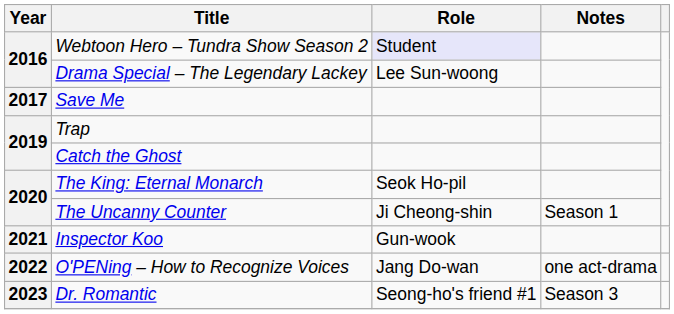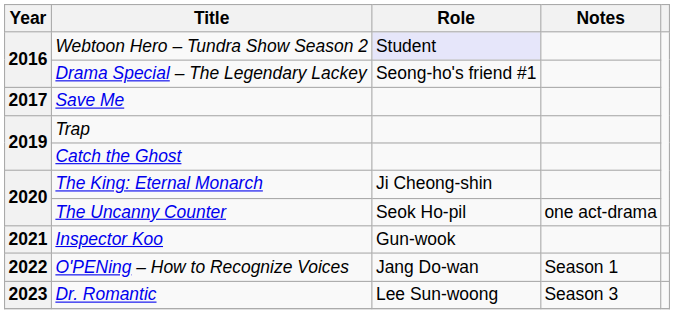(437, 73) Lee Sun-woong -> (456, 73) Seong-ho's friend #1
(421, 184) Seok Ho-pil -> (434, 184) Ji Cheong-shin
(434, 211) Ji Cheong-shin -> (421, 211) Seok Ho-pil
(581, 211) Season 1 -> (601, 211) one act-drama
(601, 267) one act-drama -> (581, 267) Season 1
(456, 294) Seong-ho's friend #1 -> (437, 294) Lee Sun-woong
